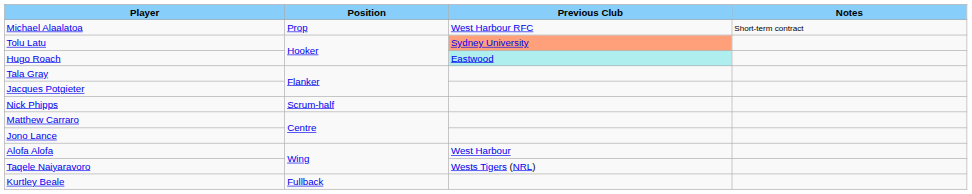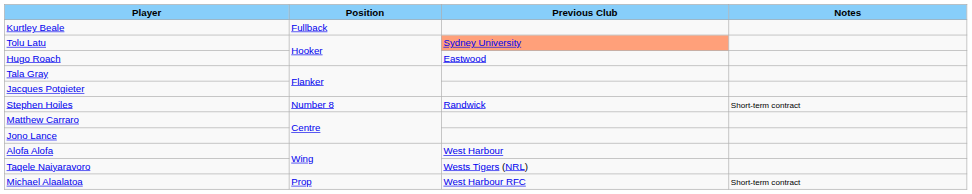rows swapped: (45, 28) <-> (35, 182)
(472, 58) paleturquoise background -> (465, 58) no background
+ row: (40, 105)
- row: (32, 105)
